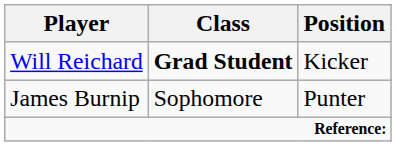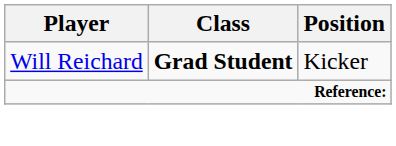- row: (75, 98)
